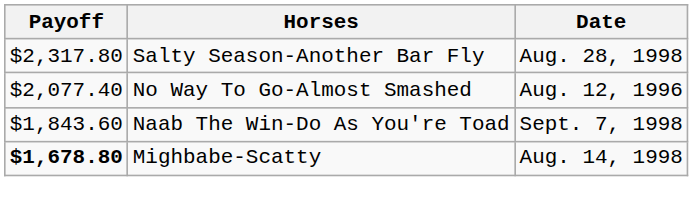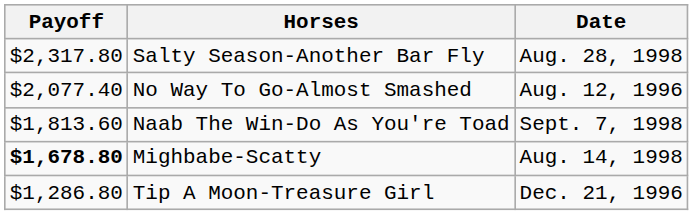(66, 124) $1,843.60 -> (66, 124) $1,813.60
+ row: (284, 192)
